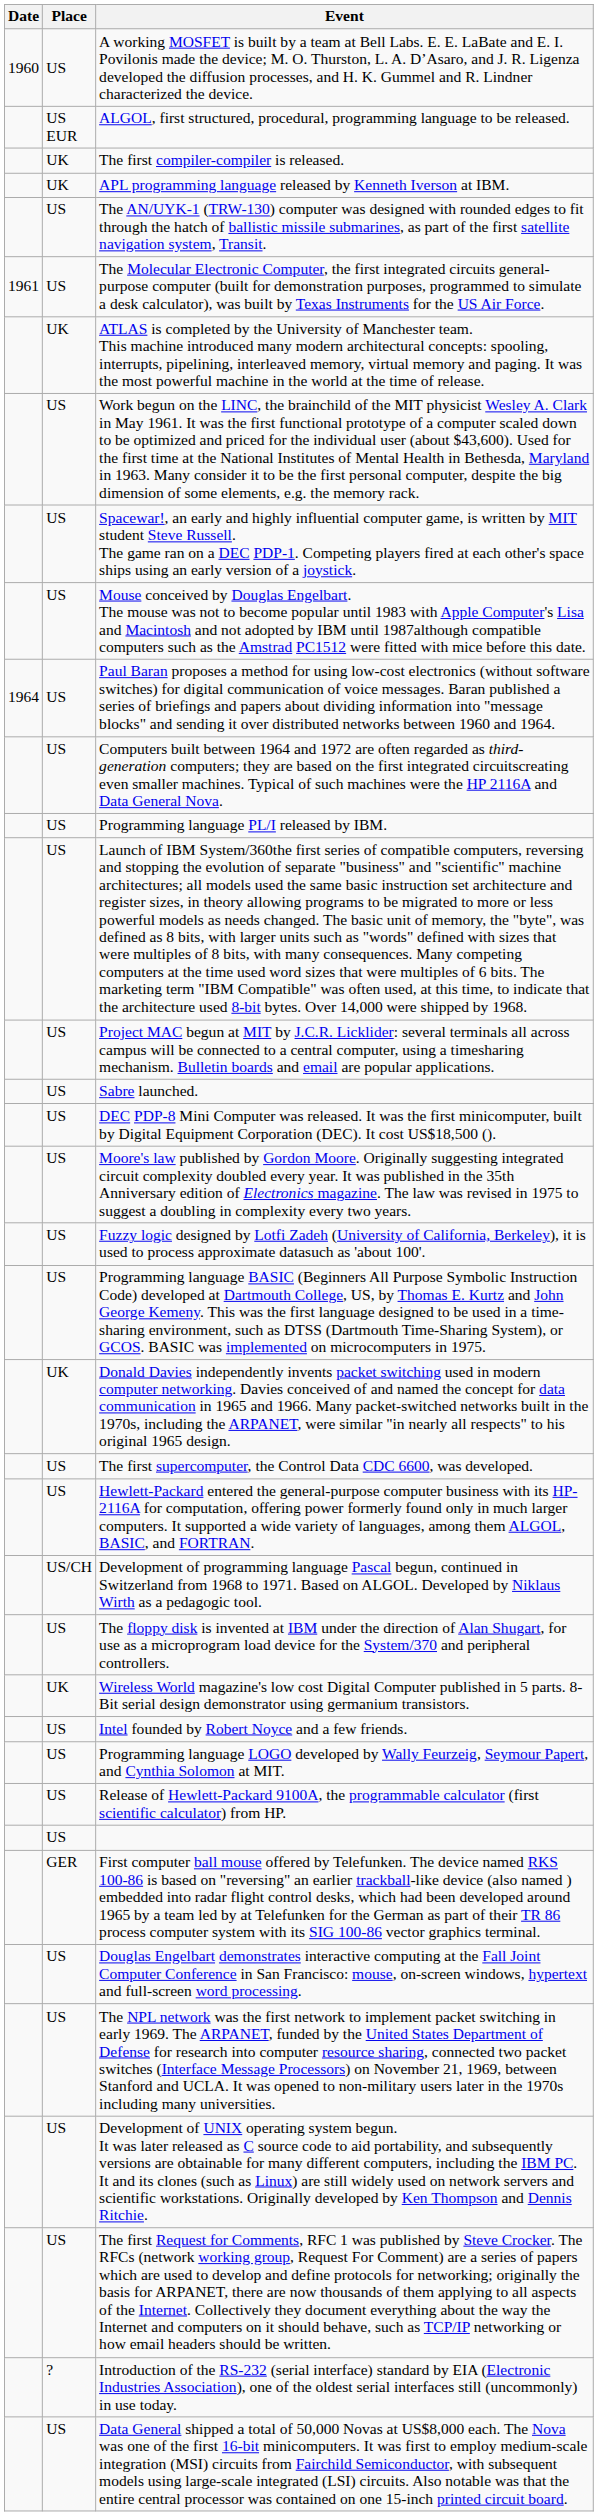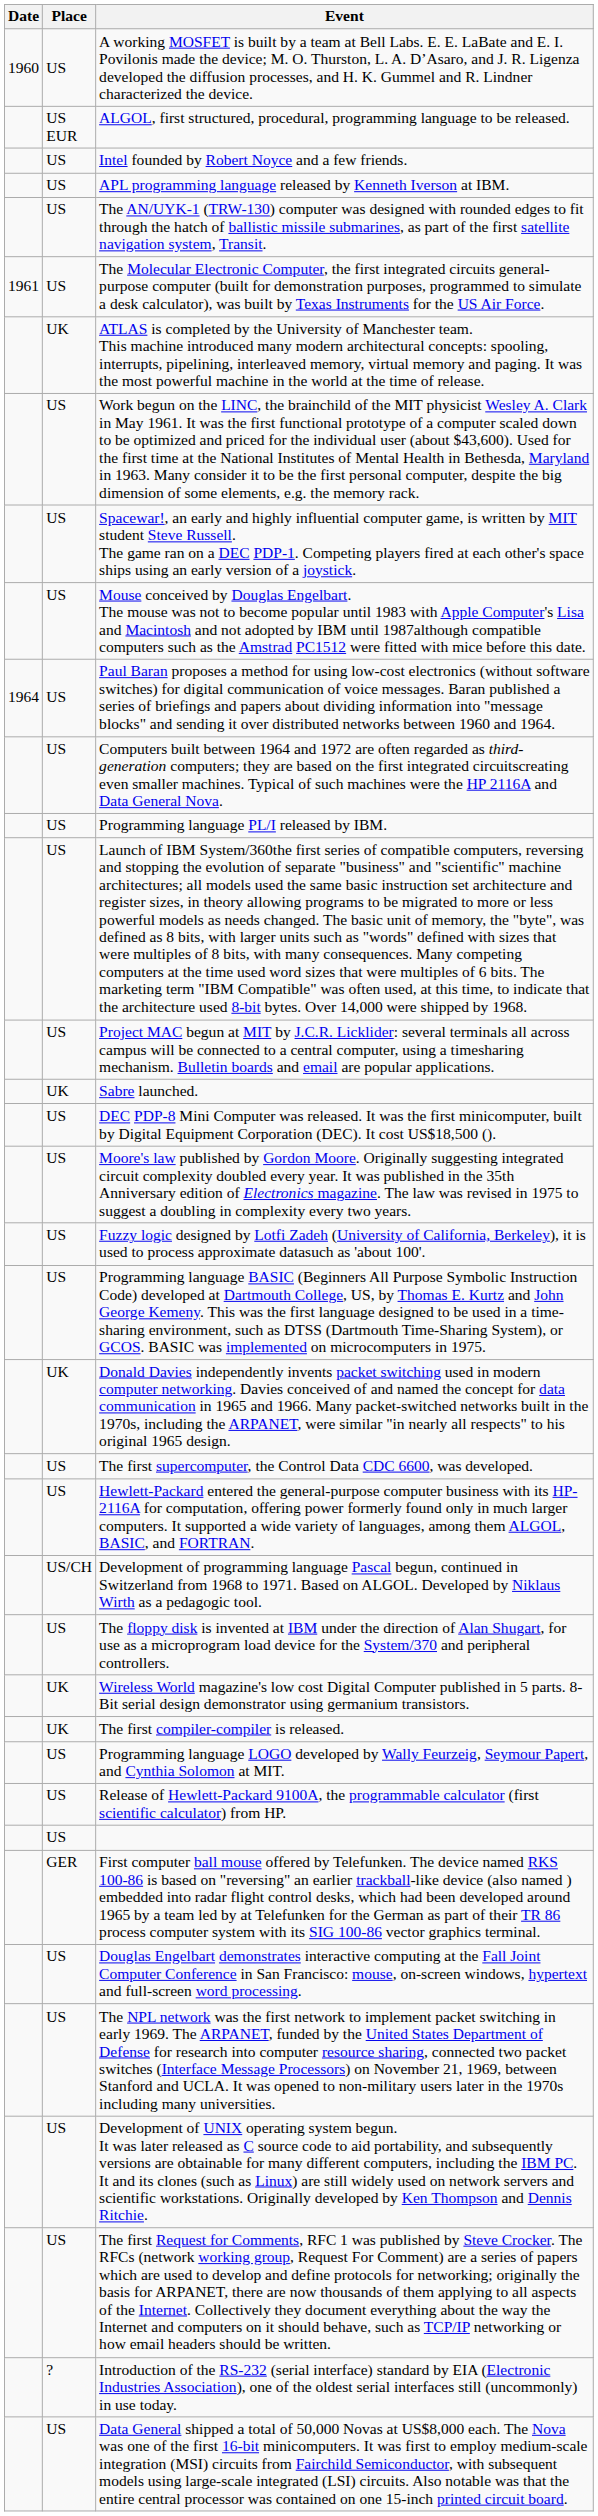rows swapped: (222, 160) <-> (253, 1728)
(57, 185) UK -> (56, 185) US
(56, 1091) US -> (57, 1091) UK
